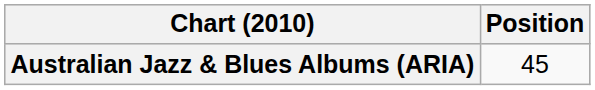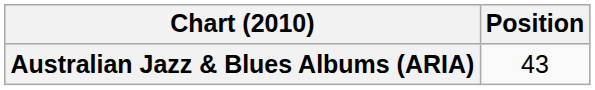(535, 63) 45 -> (535, 63) 43
